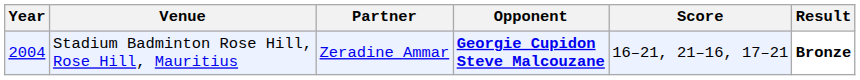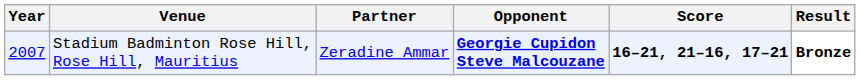(27, 53) 2004 -> (27, 53) 2007
(700, 53) normal -> (700, 53) bold
